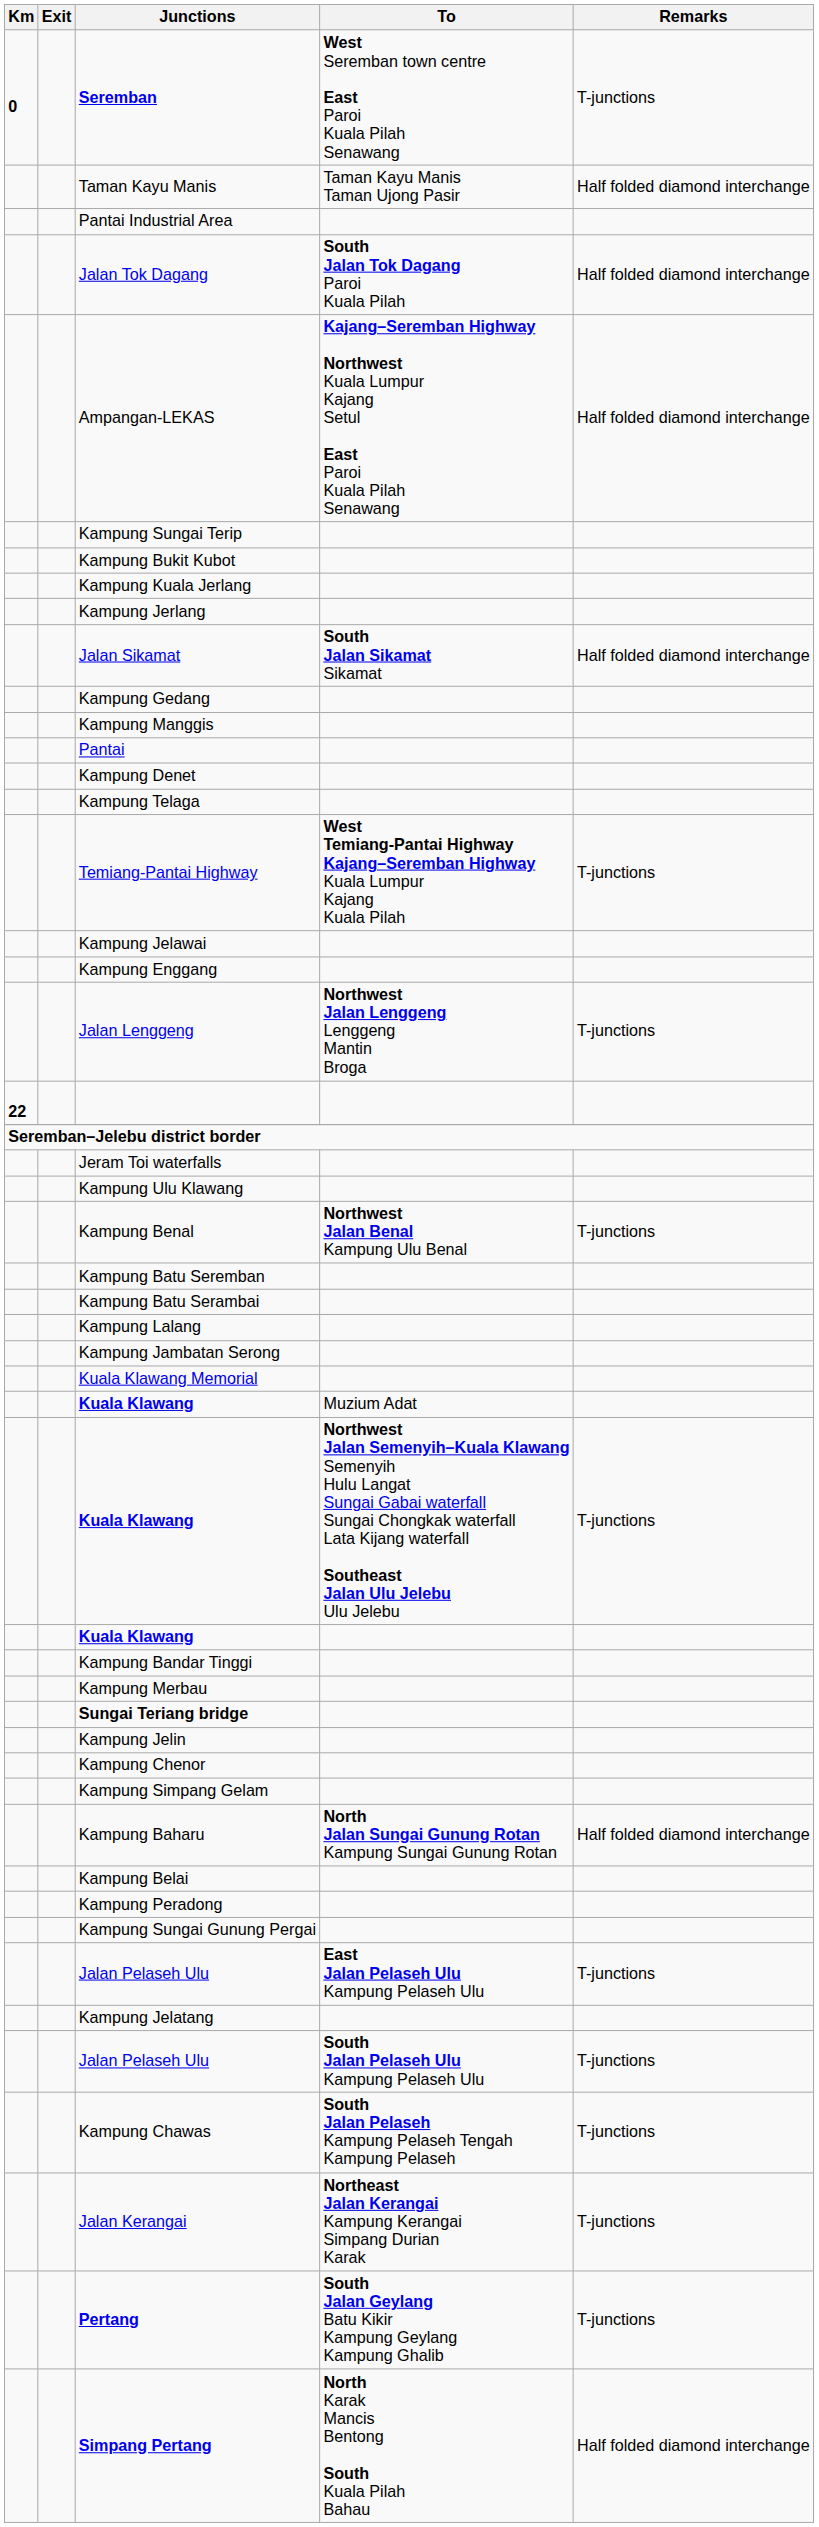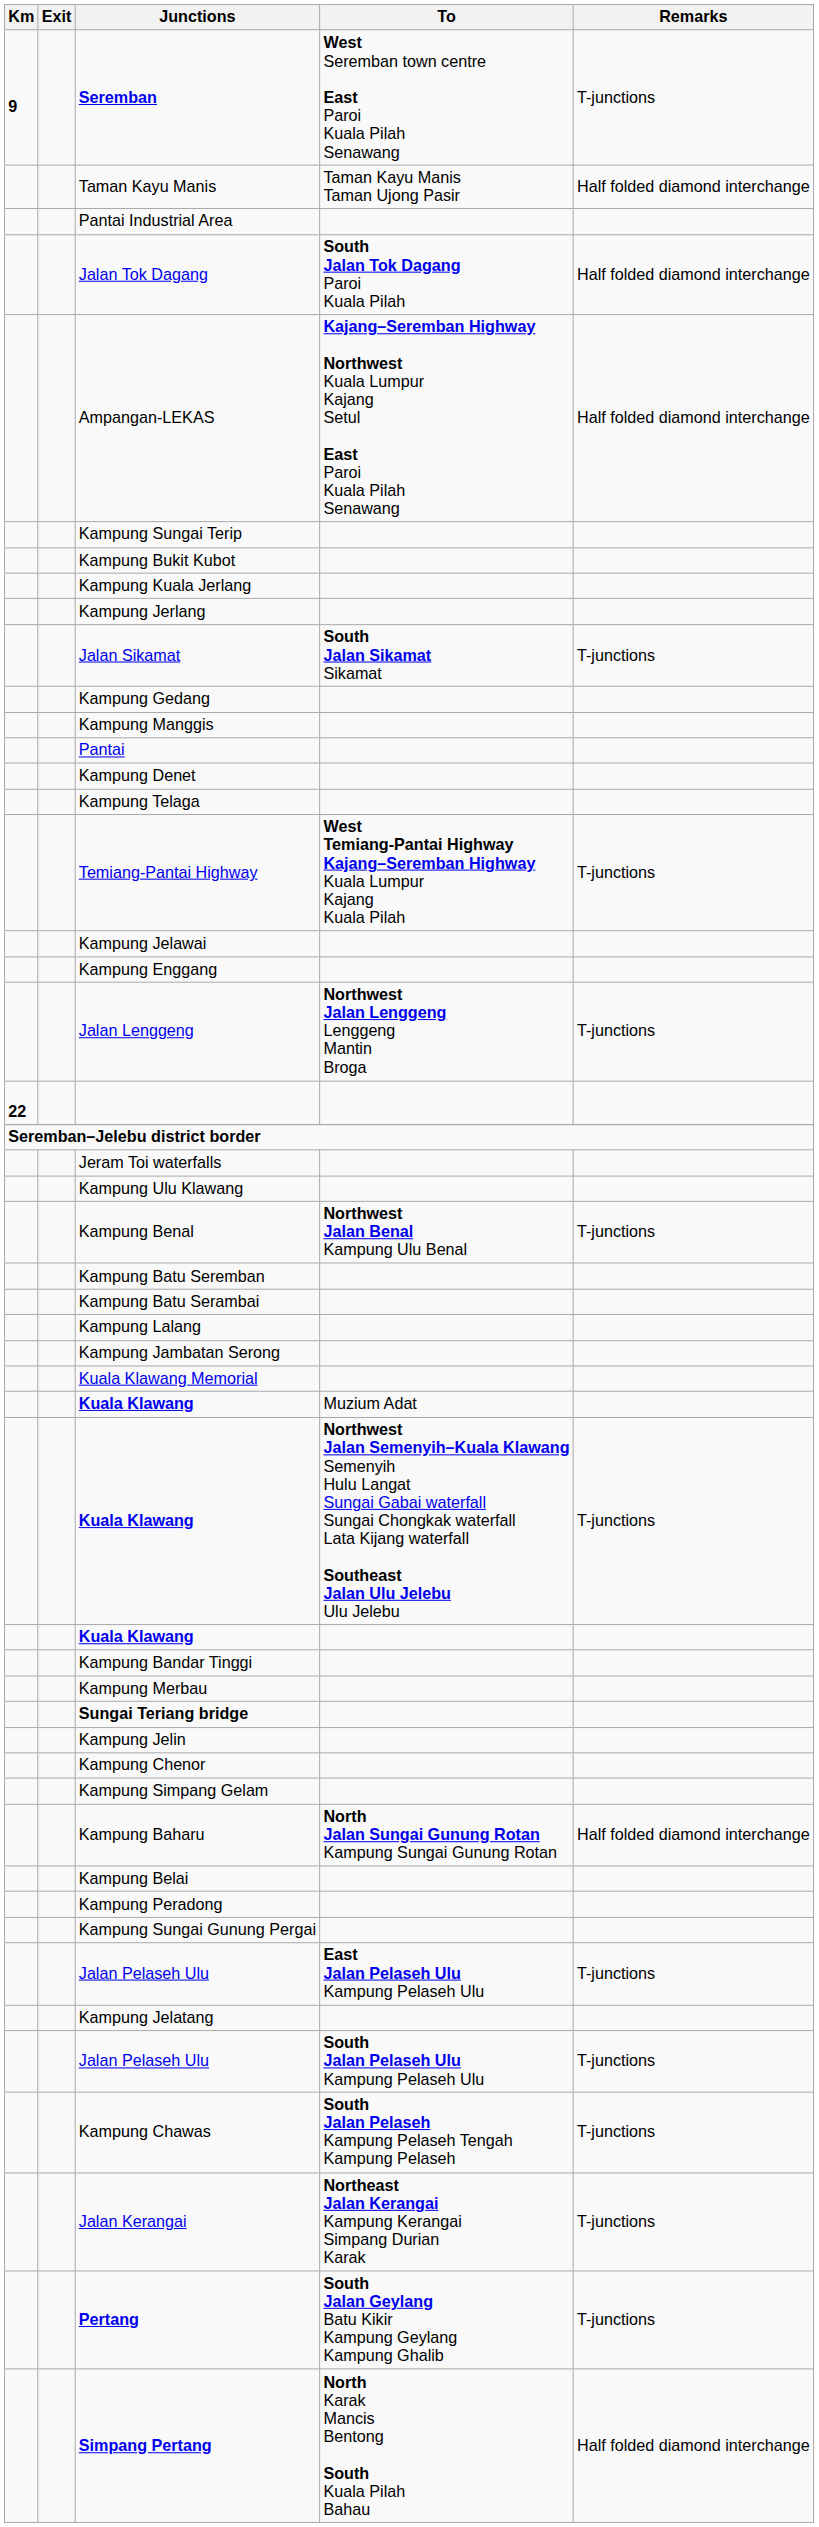(13, 106) 0 -> (13, 106) 9
(693, 655) Half folded diamond interchange -> (616, 655) T-junctions
